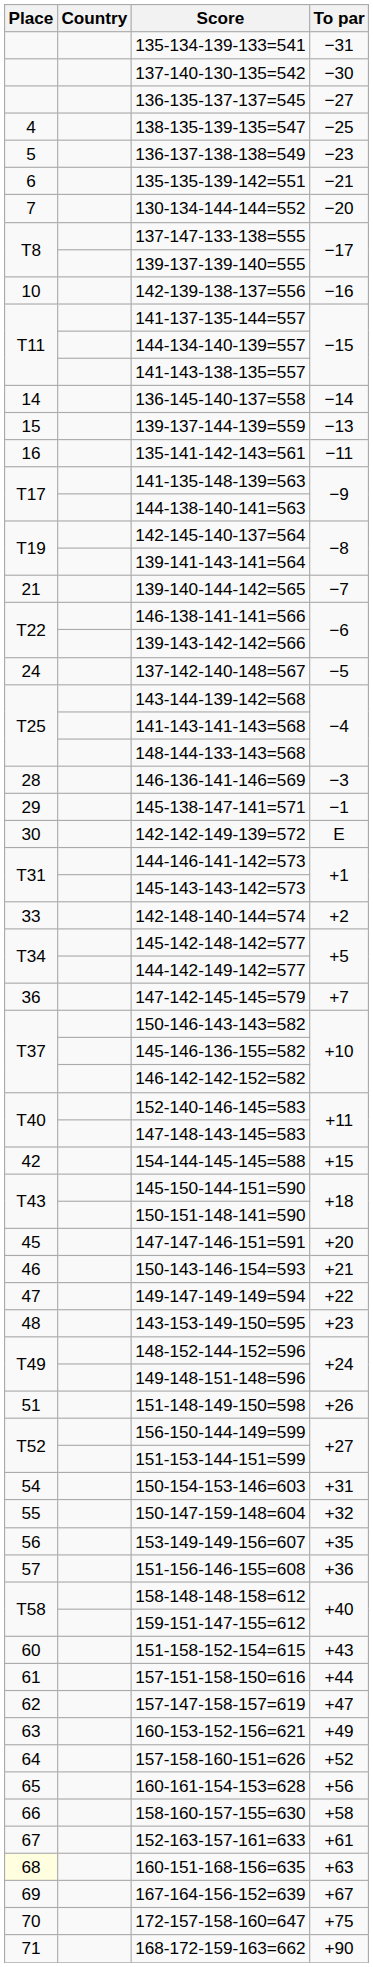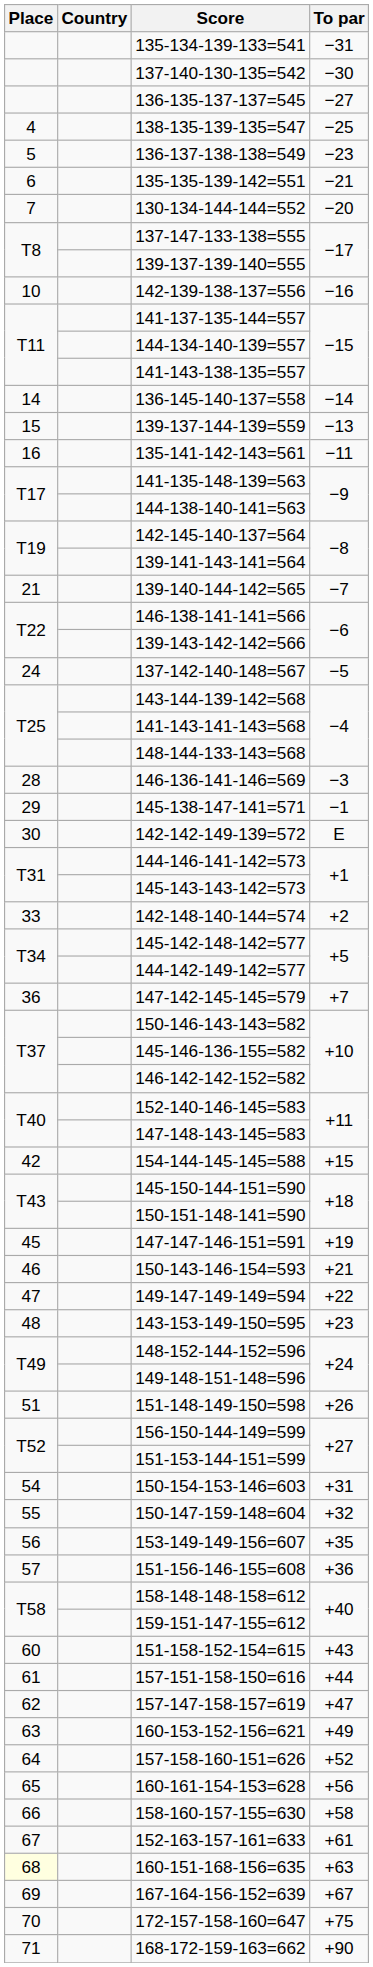(339, 1242) +20 -> (339, 1242) +19
